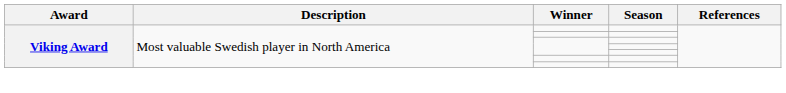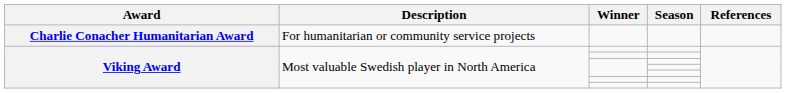+ row: (142, 35)
